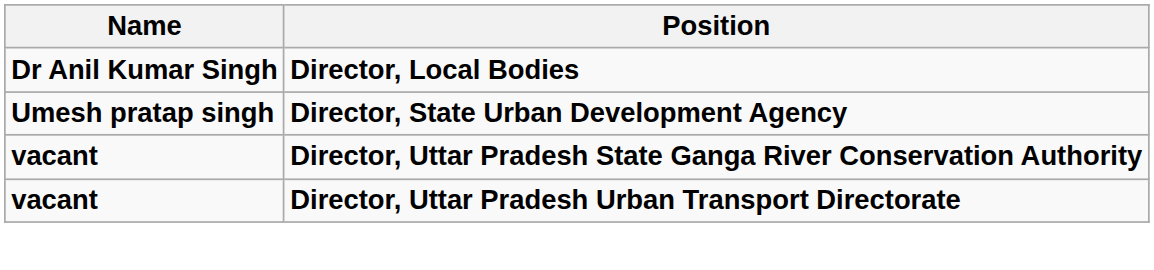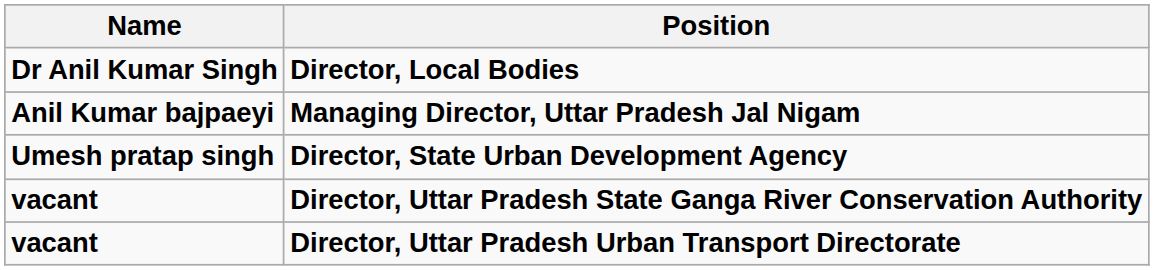+ row: (575, 112)
